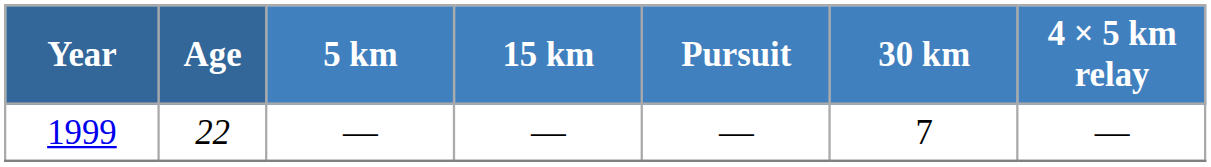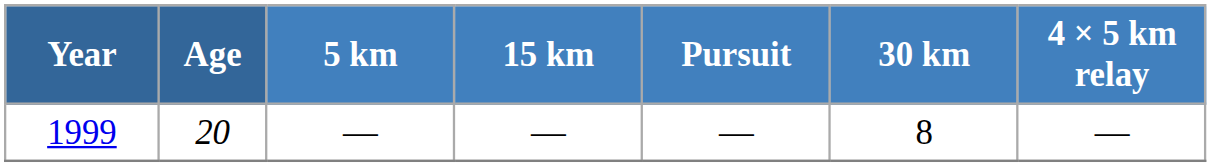(213, 131) 22 -> (213, 131) 20
(924, 131) 7 -> (924, 131) 8
